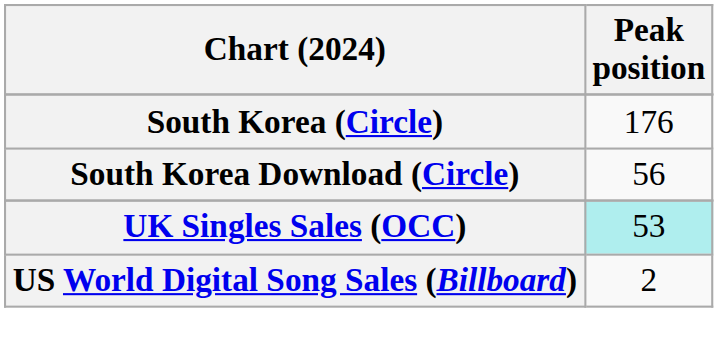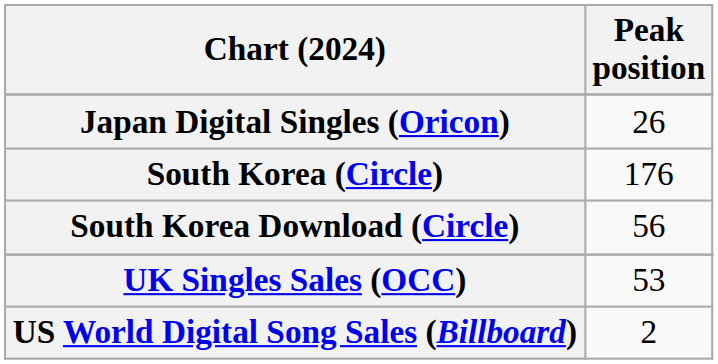+ row: (295, 121)
(649, 226) paleturquoise background -> (649, 279) no background
